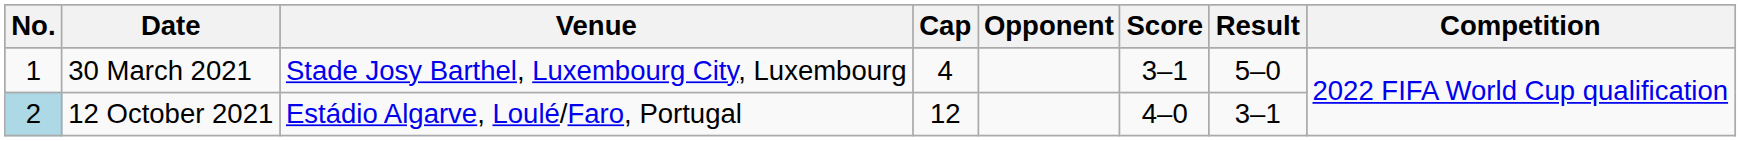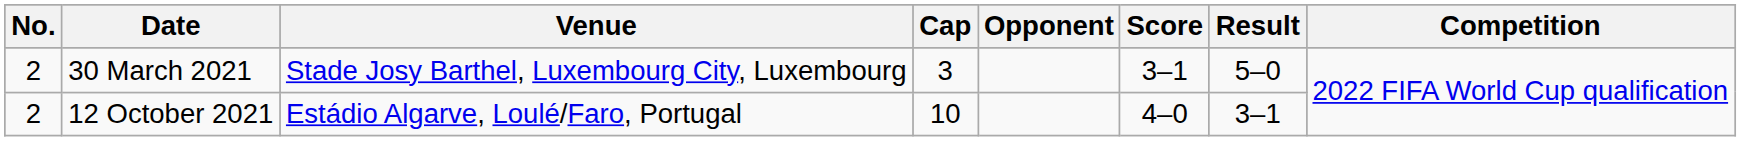(33, 69) 1 -> (33, 69) 2
(945, 69) 4 -> (945, 69) 3
(33, 113) lightblue background -> (33, 113) no background
(945, 113) 12 -> (945, 113) 10
